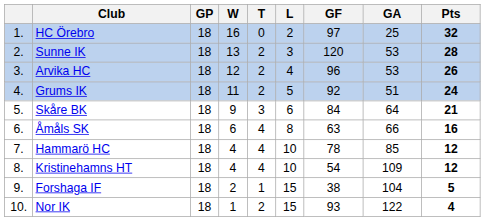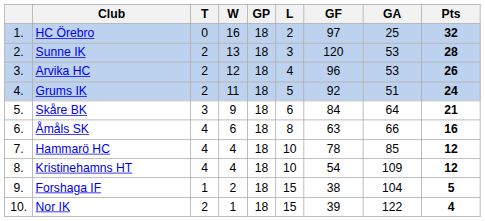columns swapped: (205, 14) <-> (261, 14)
(333, 206) 93 -> (333, 206) 39
